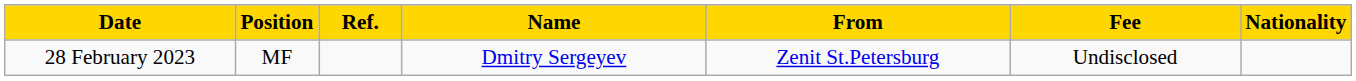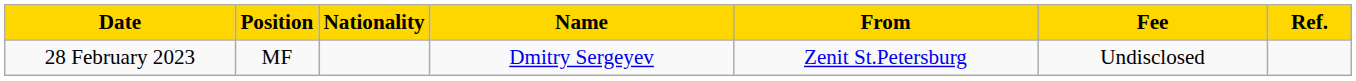columns swapped: (1296, 22) <-> (360, 22)
